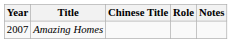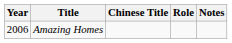(18, 30) 2007 -> (18, 30) 2006
